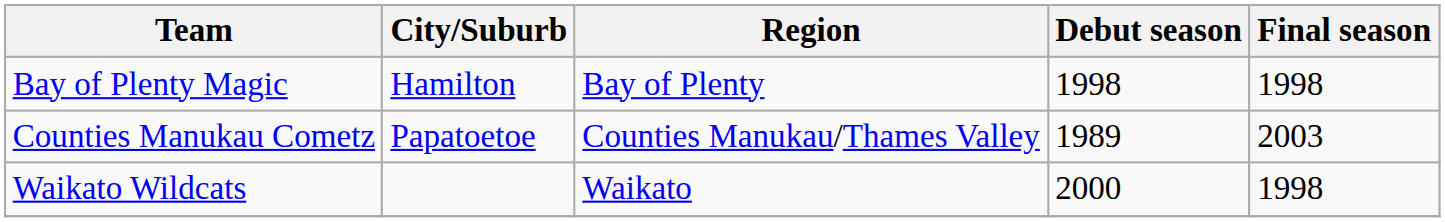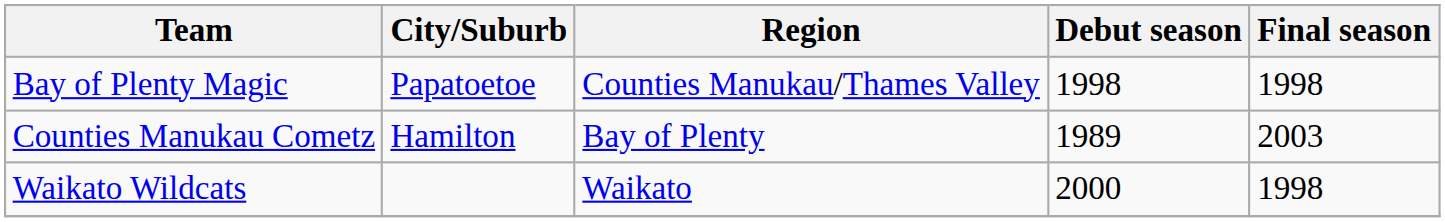(453, 83) Hamilton -> (463, 83) Papatoetoe
(673, 83) Bay of Plenty -> (811, 83) Counties Manukau/Thames Valley
(463, 135) Papatoetoe -> (453, 135) Hamilton
(811, 135) Counties Manukau/Thames Valley -> (673, 135) Bay of Plenty
